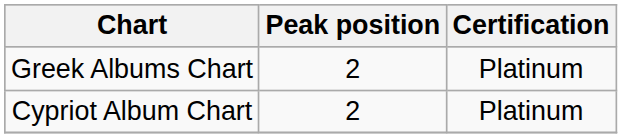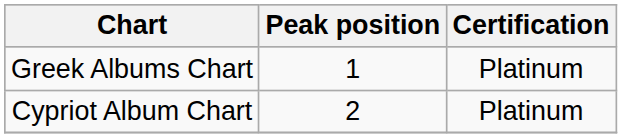(353, 68) 2 -> (353, 68) 1
